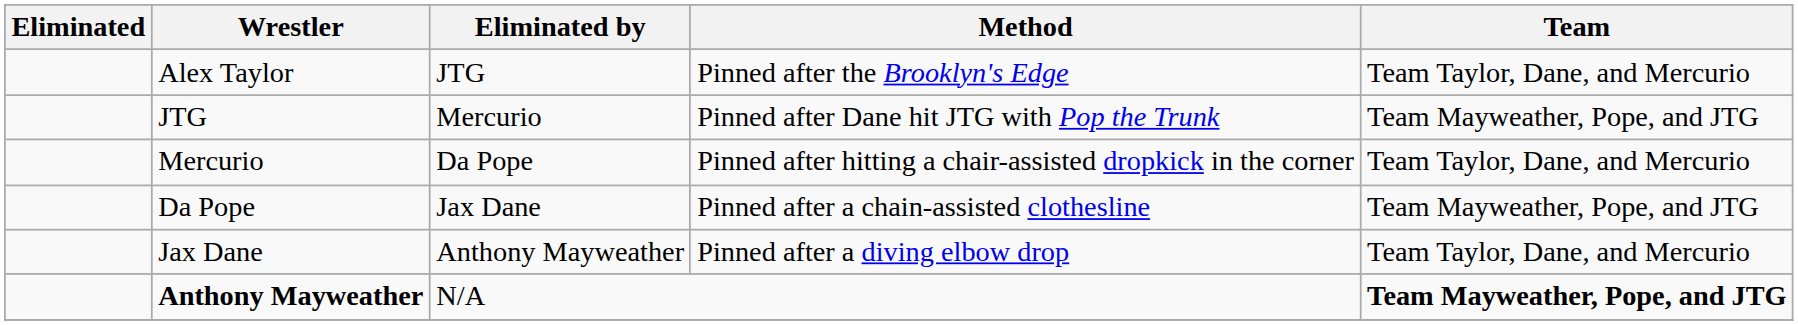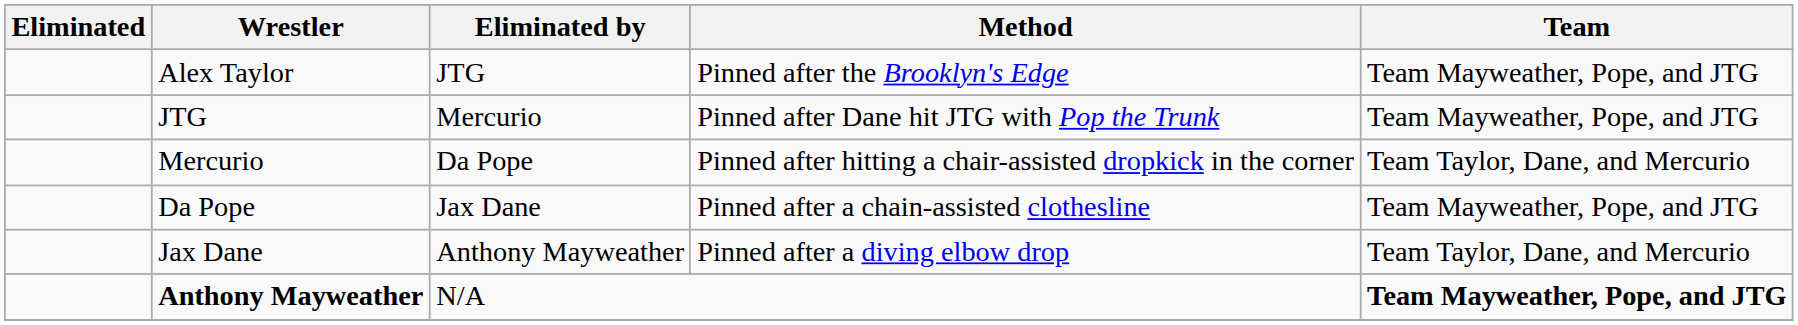(1559, 71) Team Taylor, Dane, and Mercurio -> (1563, 71) Team Mayweather, Pope, and JTG
